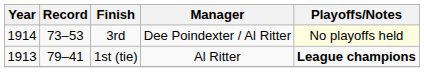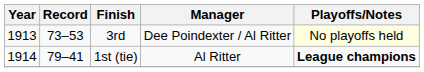(22, 35) 1914 -> (22, 35) 1913
(22, 56) 1913 -> (22, 56) 1914
